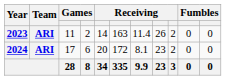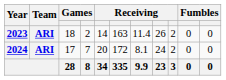(70, 34) 11 -> (70, 34) 18
(88, 50) 6 -> (88, 50) 7
(160, 50) 23 -> (160, 50) 24
